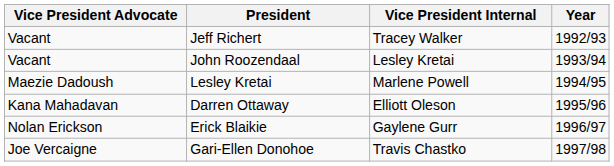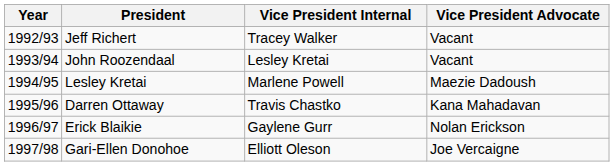columns swapped: (581, 15) <-> (96, 15)
(414, 104) Elliott Oleson -> (294, 104) Travis Chastko
(419, 149) Travis Chastko -> (289, 149) Elliott Oleson
